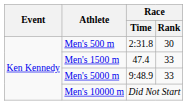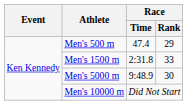(141, 44) 2:31.8 -> (141, 44) 47.4
(169, 44) 30 -> (169, 44) 29
(141, 60) 47.4 -> (141, 60) 2:31.8
(169, 76) 33 -> (169, 76) 30
